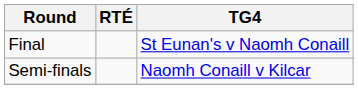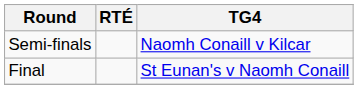rows swapped: (50, 71) <-> (27, 44)
